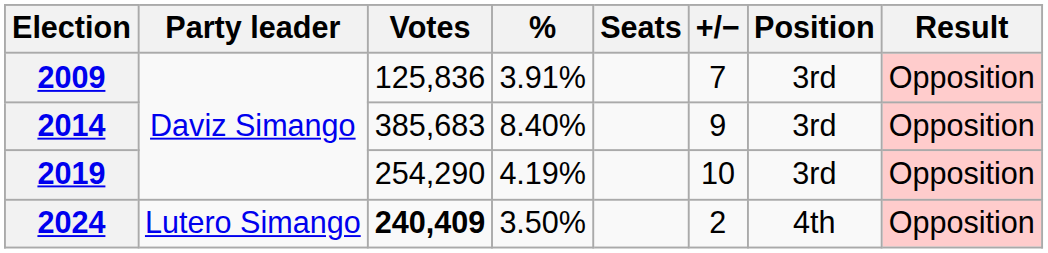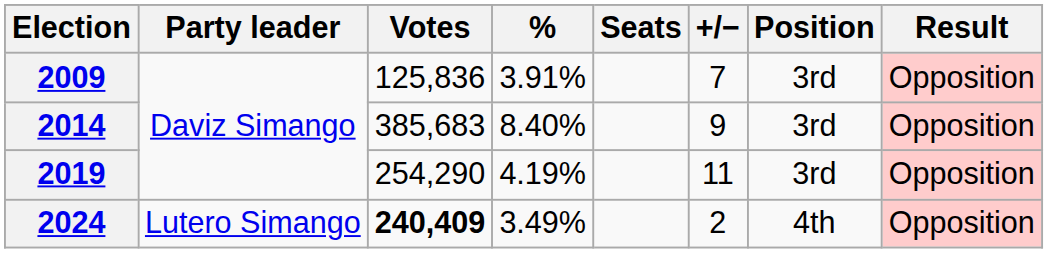(718, 174) 10 -> (718, 174) 11
(543, 222) 3.50% -> (543, 222) 3.49%
